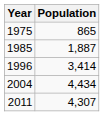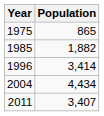(82, 48) 1,887 -> (82, 48) 1,882
(82, 102) 4,307 -> (82, 102) 3,407
